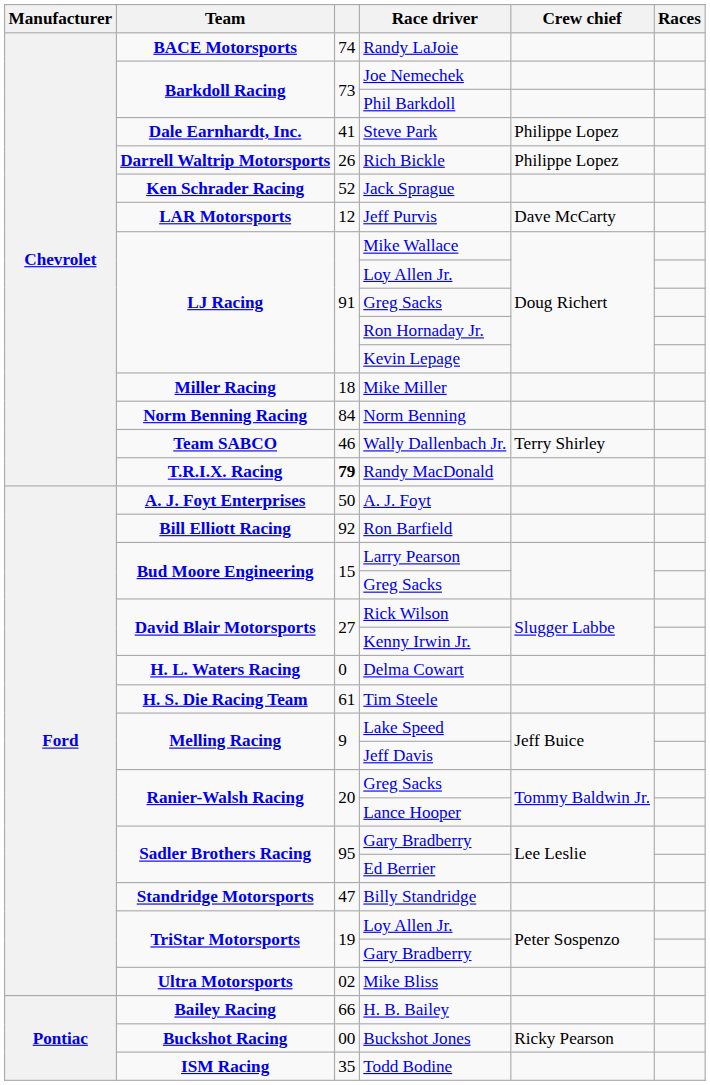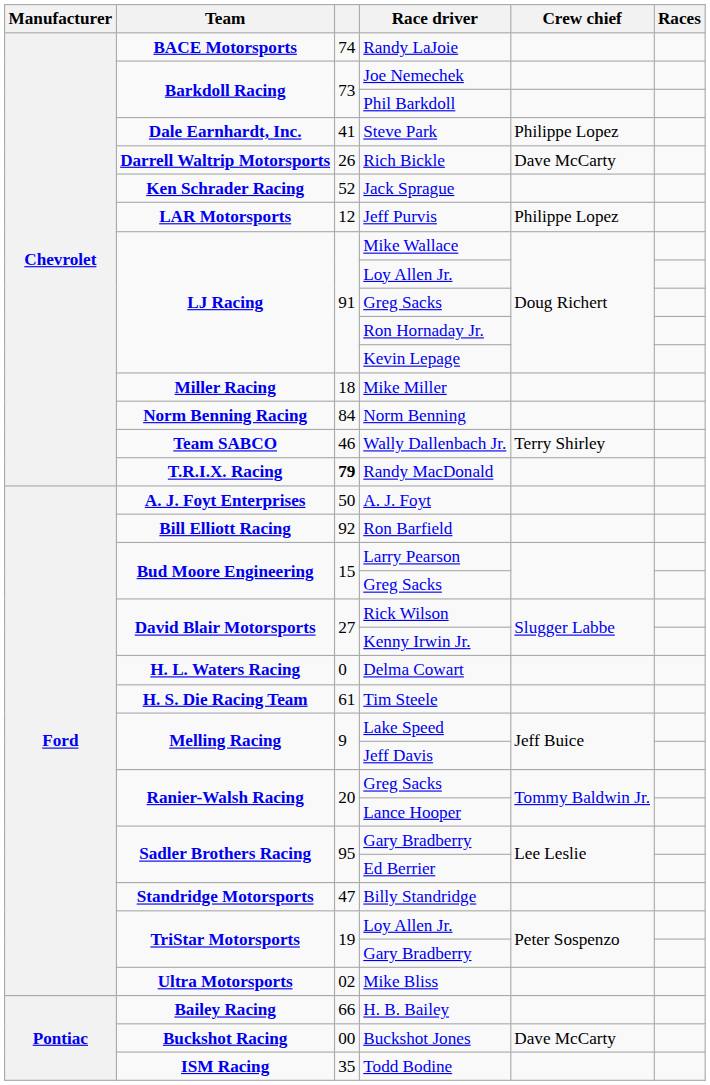(567, 160) Philippe Lopez -> (565, 160) Dave McCarty
(565, 217) Dave McCarty -> (567, 217) Philippe Lopez
(564, 1038) Ricky Pearson -> (565, 1038) Dave McCarty
